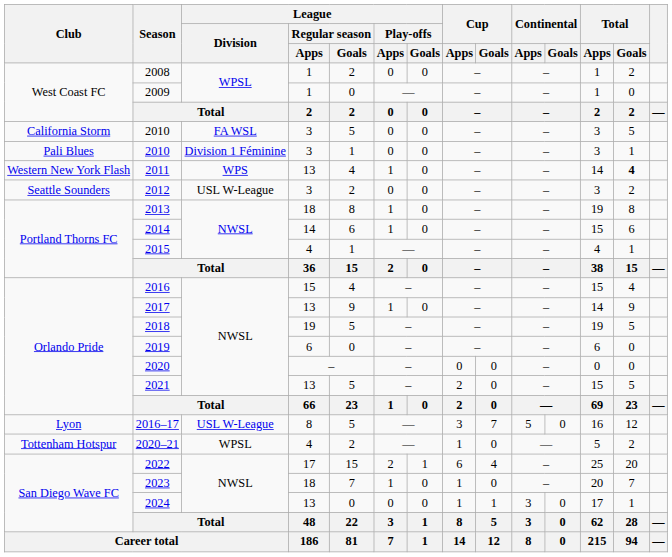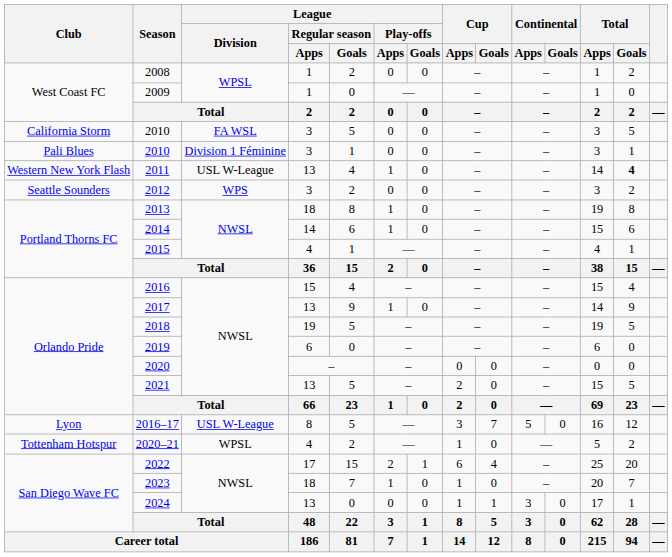(235, 170) WPS -> (235, 170) USL W-League
(235, 190) USL W-League -> (235, 190) WPS
